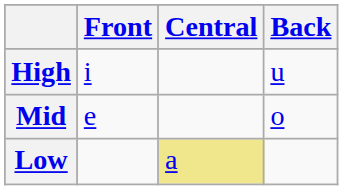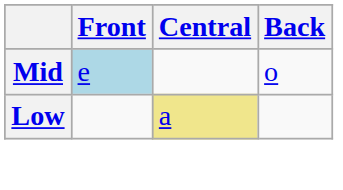- row: (41, 71)
(90, 116) no background -> (84, 71) lightblue background
